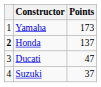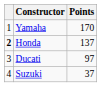(87, 27) 173 -> (87, 27) 170
(90, 59) 47 -> (90, 59) 97
